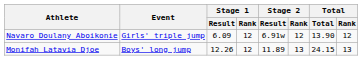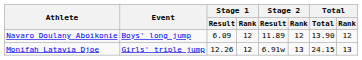(163, 36) Girls' triple jump -> (156, 36) Boys' long jump
(273, 36) 6.91w -> (273, 36) 11.89
(156, 49) Boys' long jump -> (163, 49) Girls' triple jump
(273, 49) 11.89 -> (273, 49) 6.91w
